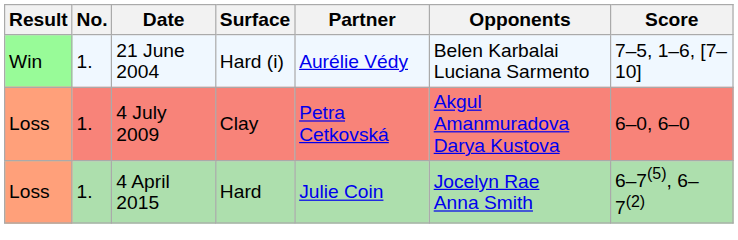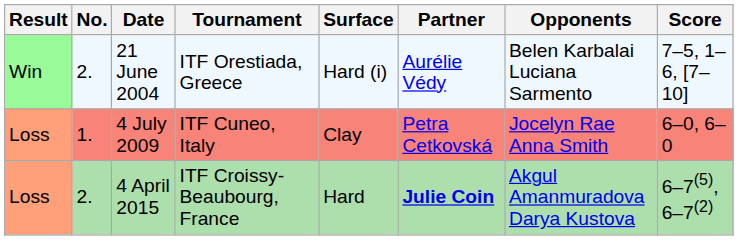+ column: (247, 19)
(85, 60) 1. -> (85, 71) 2.
(501, 123) Akgul Amanmuradova Darya Kustova -> (562, 134) Jocelyn Rae Anna Smith
(85, 191) 1. -> (85, 197) 2.
(341, 191) normal -> (448, 197) bold
(487, 191) Jocelyn Rae Anna Smith -> (577, 197) Akgul Amanmuradova Darya Kustova
